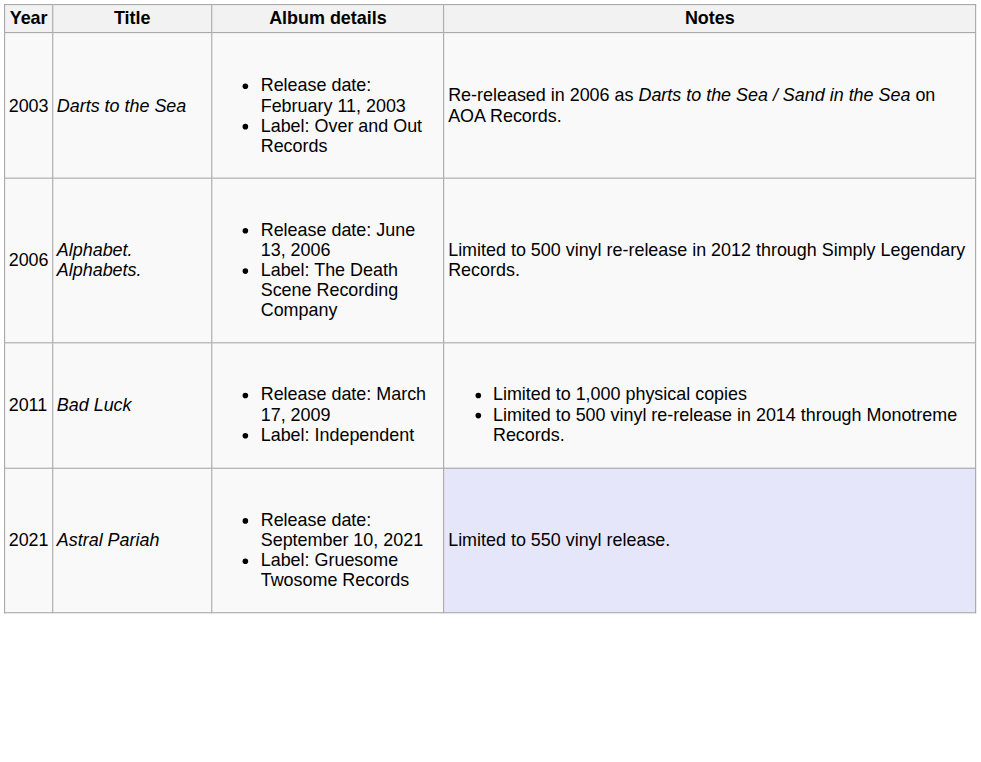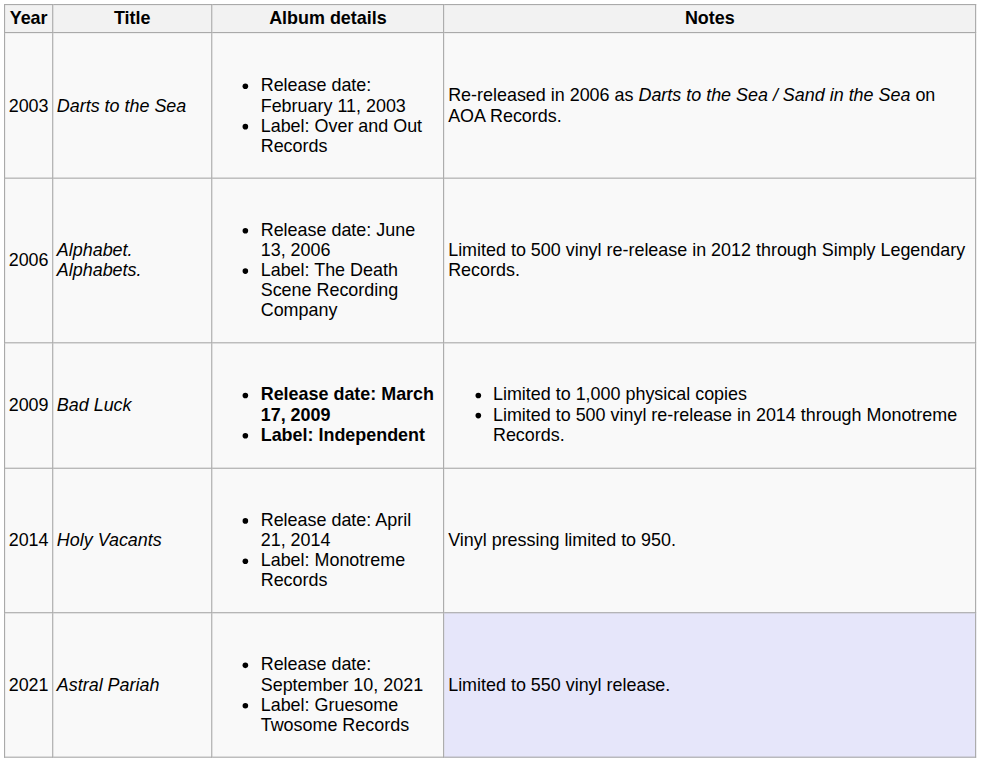(28, 405) 2011 -> (29, 405) 2009
(328, 415) normal -> (328, 415) bold
+ row: (109, 540)
